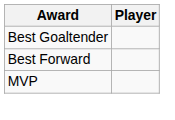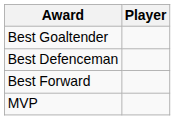+ row: (63, 59)
